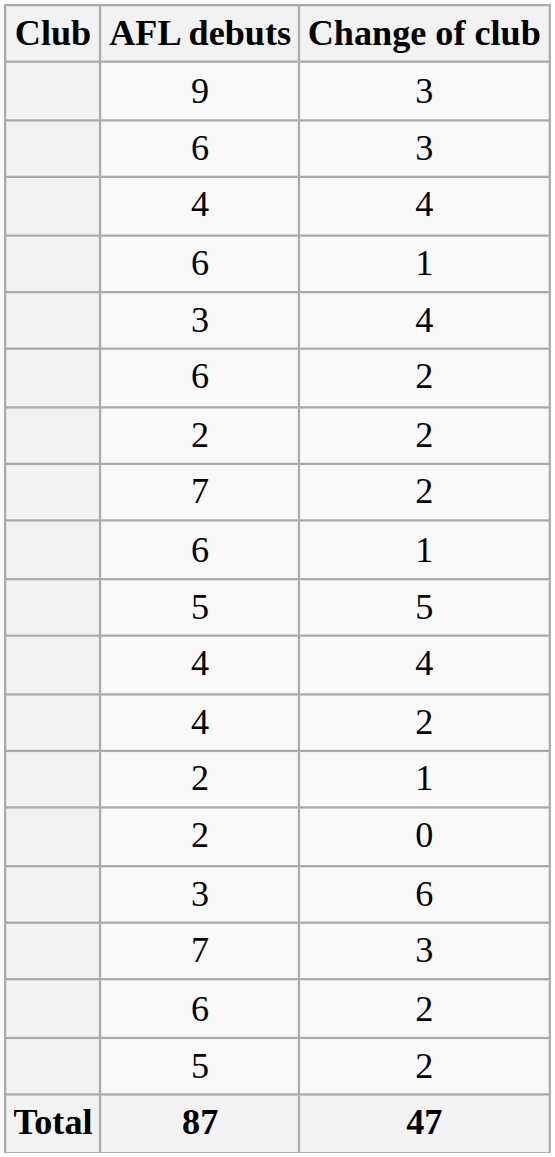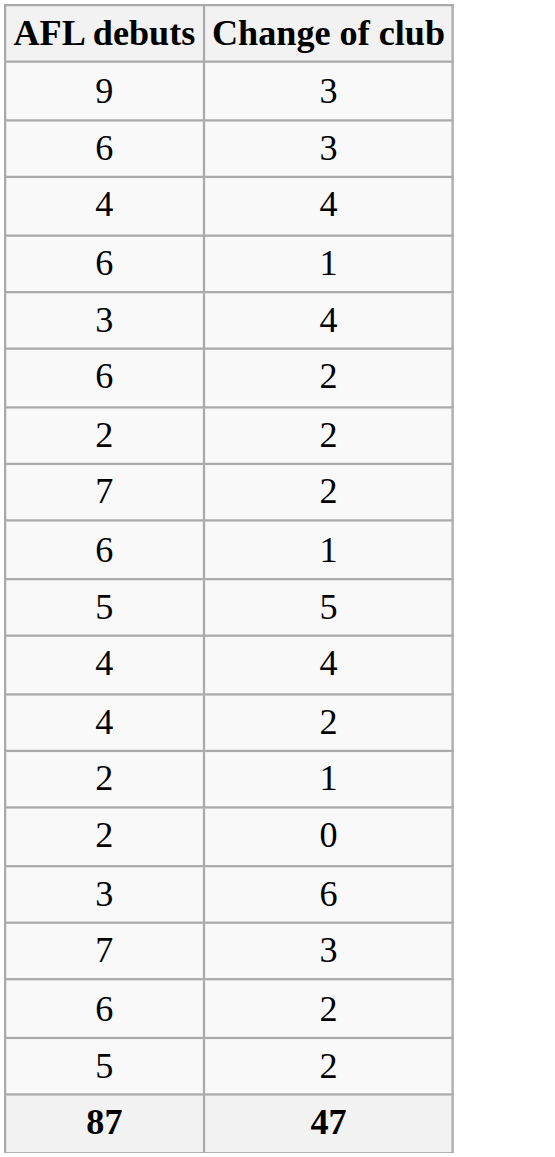- column: (53, 33)
